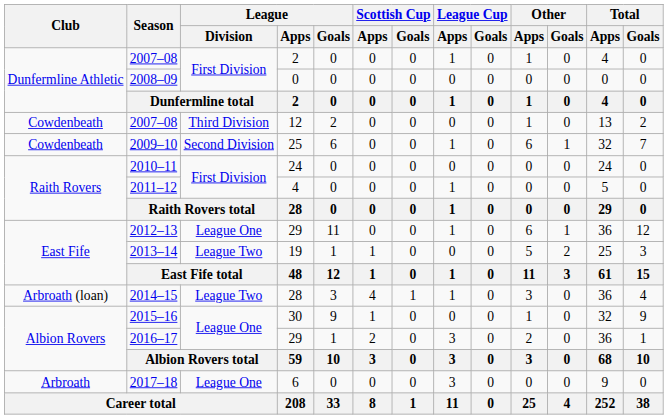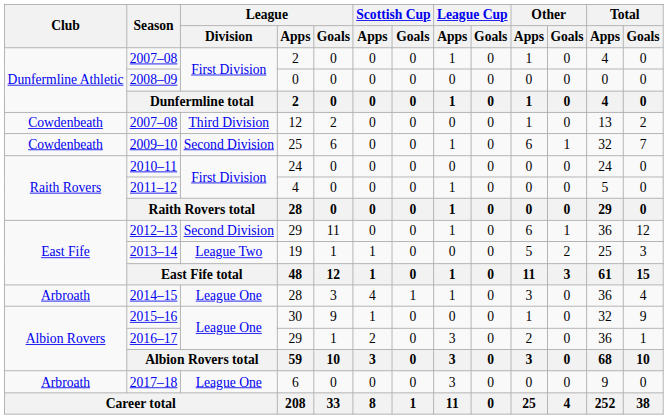(229, 230) League One -> (229, 230) Second Division
(66, 295) Arbroath (loan) -> (66, 295) Arbroath
(229, 295) League Two -> (229, 295) League One
